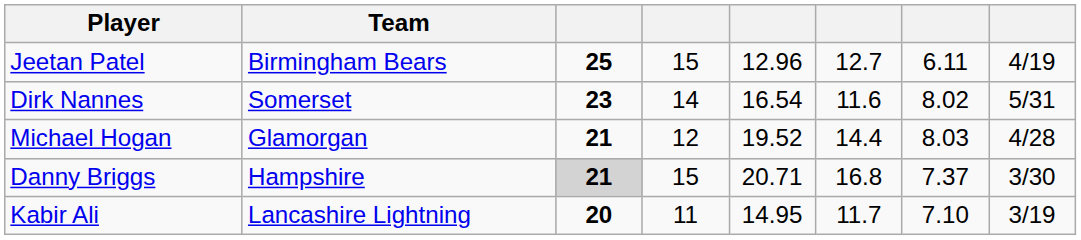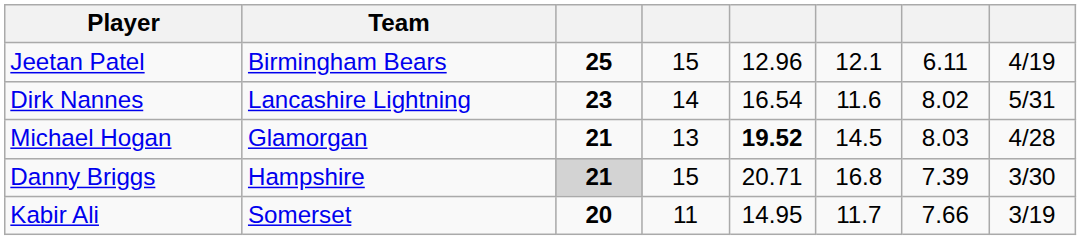(859, 61) 12.7 -> (859, 61) 12.1
(300, 100) Somerset -> (359, 100) Lancashire Lightning
(685, 138) 12 -> (685, 138) 13
(772, 138) normal -> (772, 138) bold
(859, 138) 14.4 -> (859, 138) 14.5
(945, 176) 7.37 -> (945, 176) 7.39
(359, 215) Lancashire Lightning -> (300, 215) Somerset
(945, 215) 7.10 -> (945, 215) 7.66
